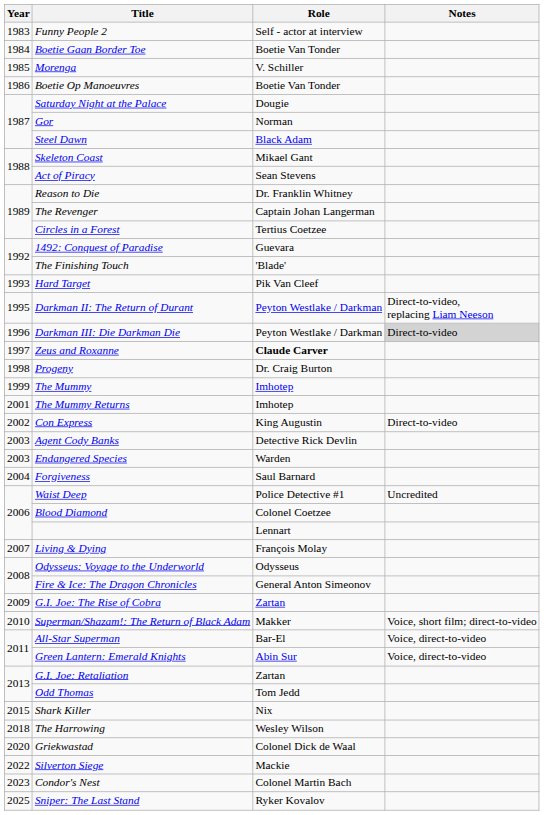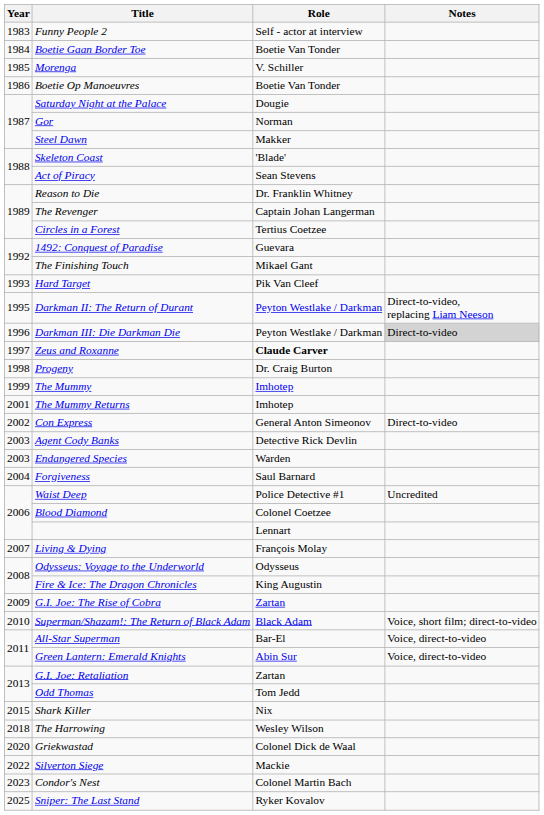(284, 139) Black Adam -> (273, 139) Makker
(284, 157) Mikael Gant -> (271, 157) 'Blade'
(271, 265) 'Blade' -> (284, 265) Mikael Gant
(289, 422) King Augustin -> (313, 422) General Anton Simeonov
(313, 584) General Anton Simeonov -> (289, 584) King Augustin
(273, 620) Makker -> (284, 620) Black Adam
